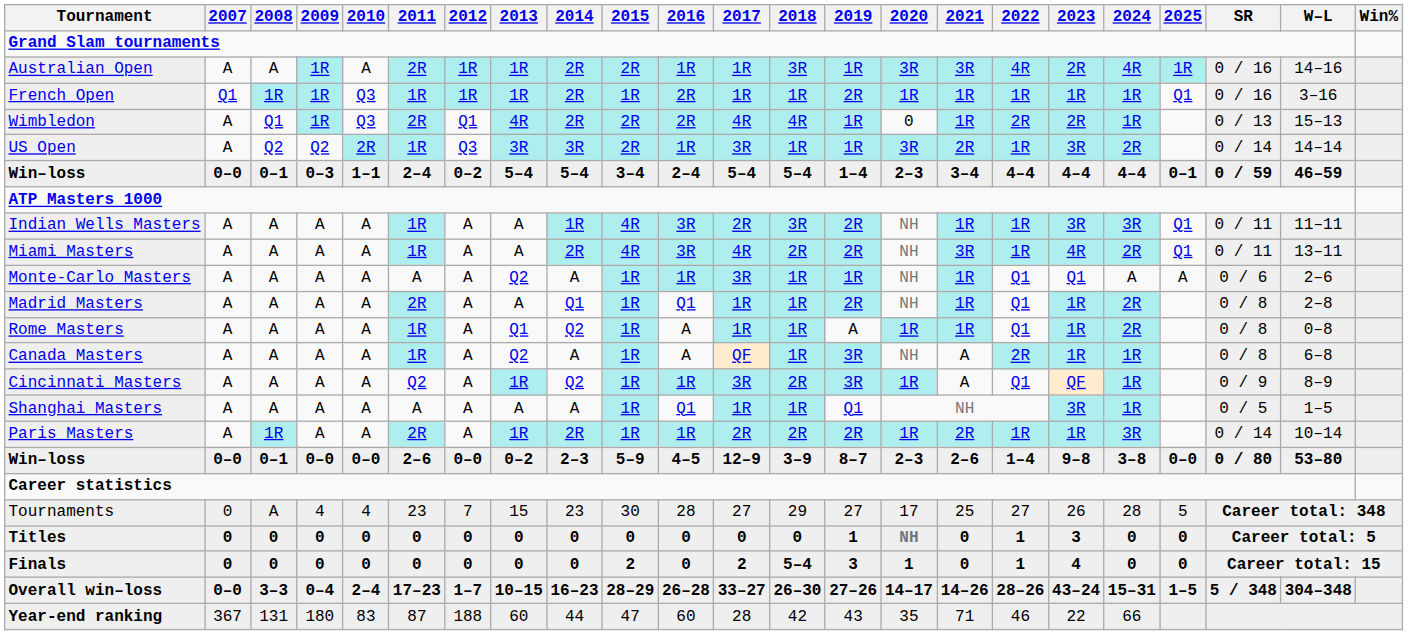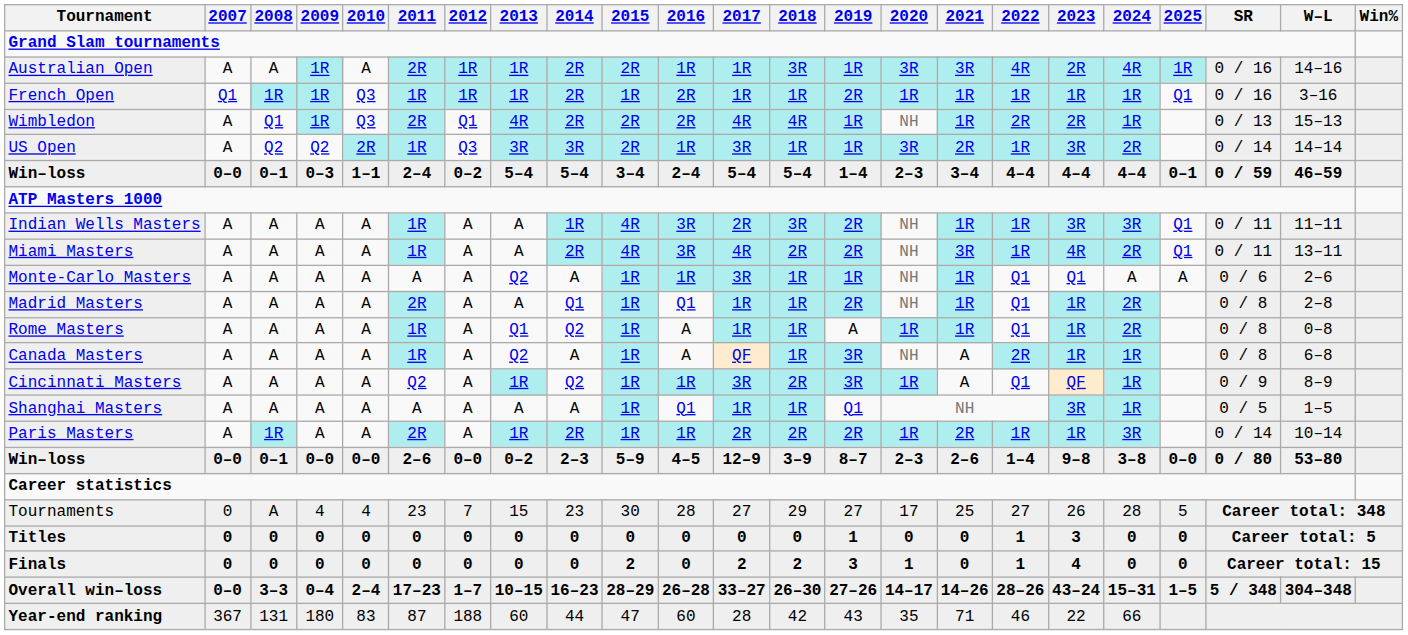(909, 122) 0 -> (909, 122) NH
(909, 539) NH -> (909, 539) 0
(797, 565) 5–4 -> (797, 565) 2
